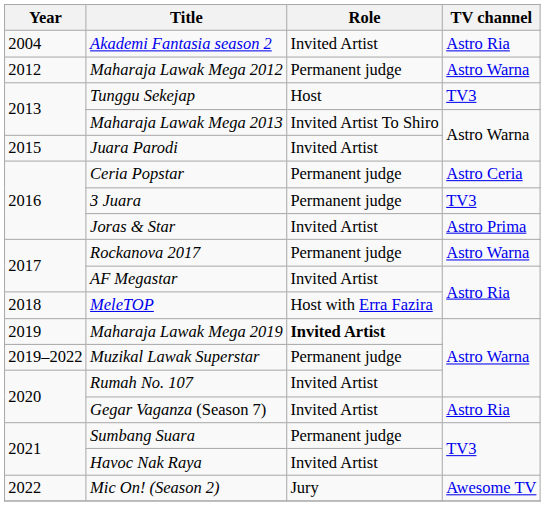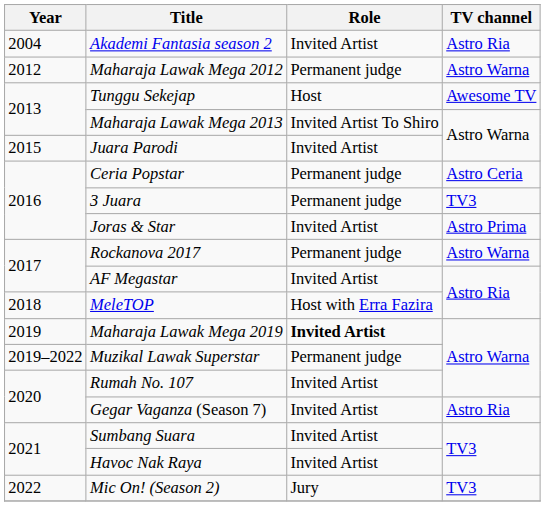(461, 95) TV3 -> (491, 95) Awesome TV
(346, 435) Permanent judge -> (334, 435) Invited Artist
(491, 488) Awesome TV -> (461, 488) TV3
